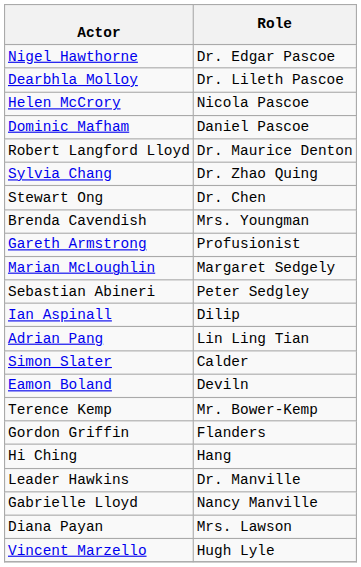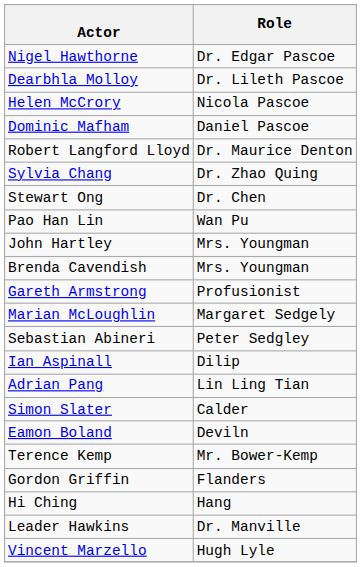+ row: (56, 221)
+ row: (60, 245)
- row: (73, 503)
- row: (56, 527)
